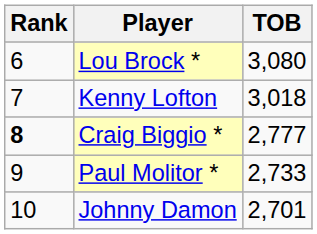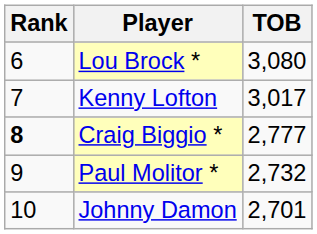(277, 98) 3,018 -> (277, 98) 3,017
(277, 172) 2,733 -> (277, 172) 2,732
